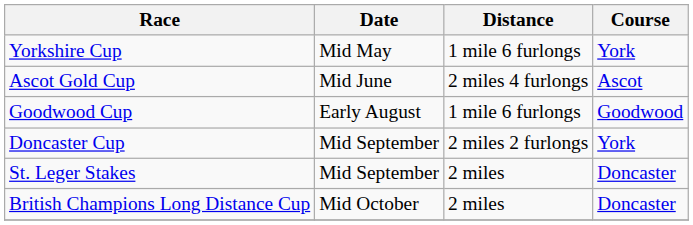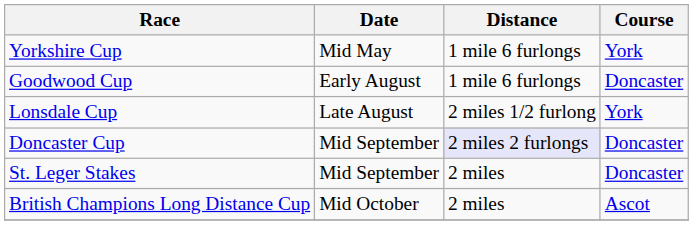- row: (72, 81)
(640, 111) Goodwood -> (644, 81) Doncaster
+ row: (63, 111)
(518, 142) no background -> (518, 142) lavender background
(616, 142) York -> (644, 142) Doncaster
(636, 204) Doncaster -> (627, 204) Ascot
